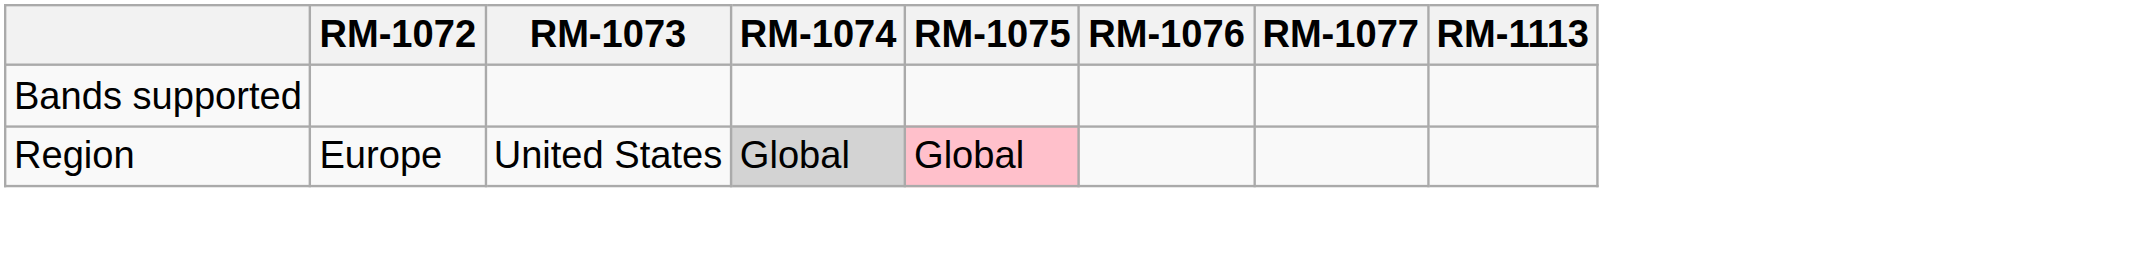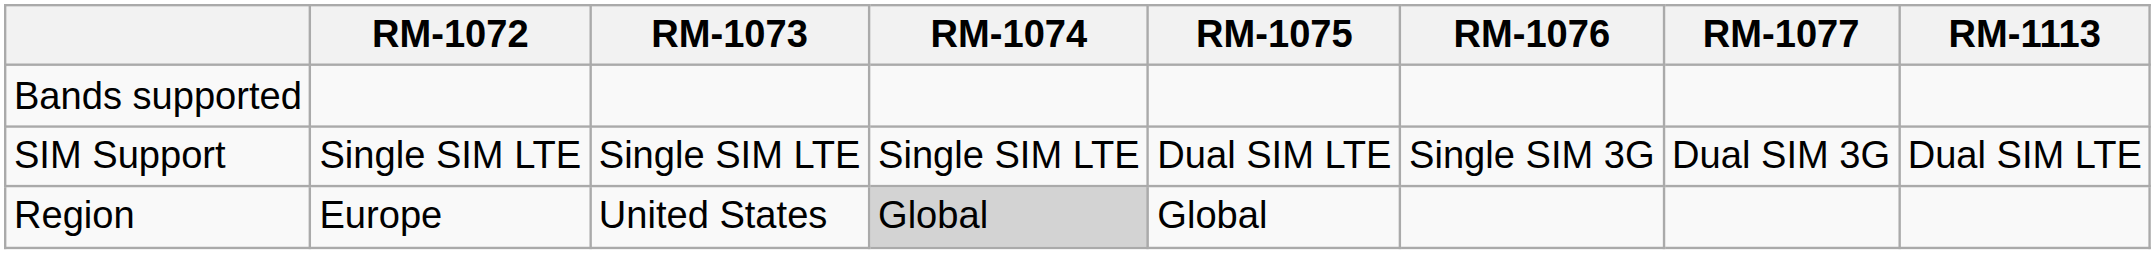+ row: (120, 155)
(969, 155) pink background -> (1212, 215) no background
